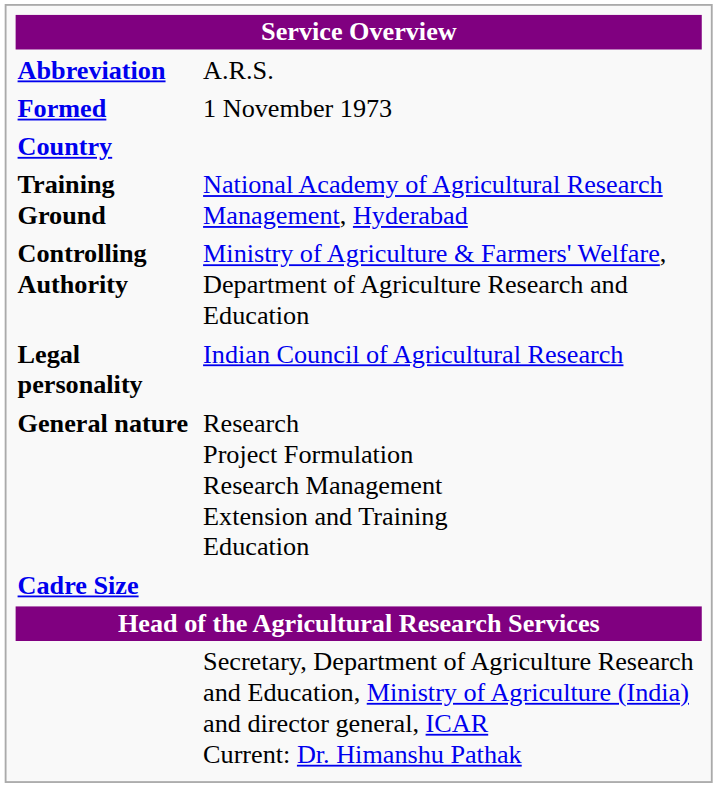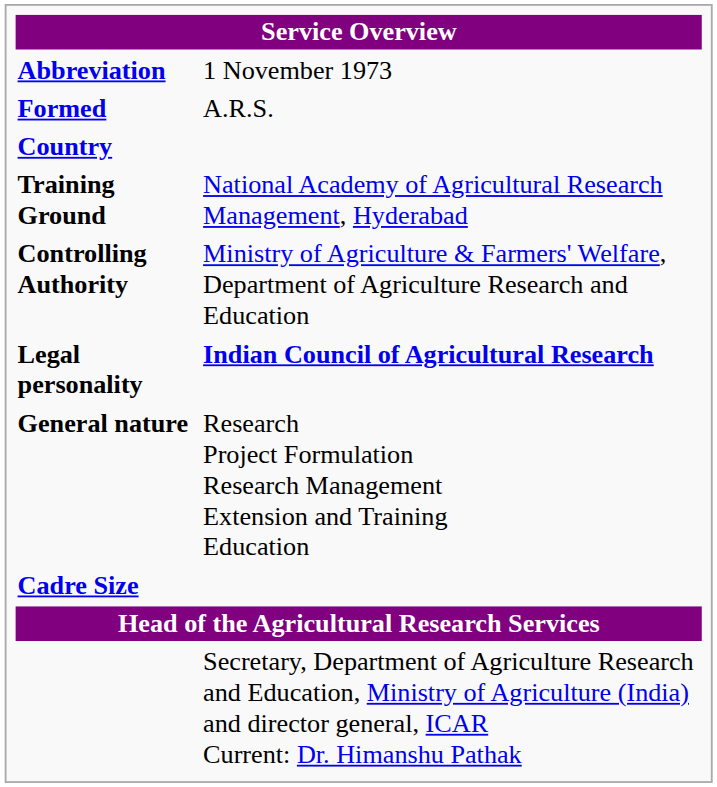(238, 69) A.R.S. -> (298, 69) 1 November 1973
(298, 108) 1 November 1973 -> (238, 108) A.R.S.
(413, 353) normal -> (428, 353) bold
